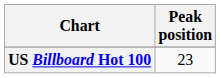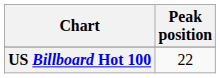(185, 60) 23 -> (185, 60) 22
